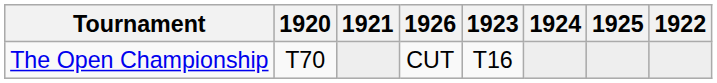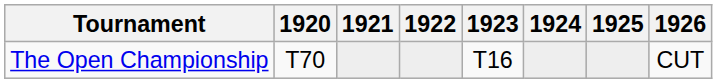columns swapped: (680, 23) <-> (430, 23)
